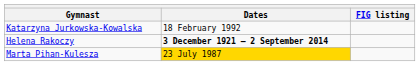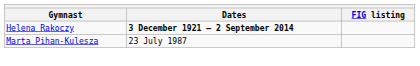- row: (74, 28)
(192, 54) gold background -> (158, 41) no background
